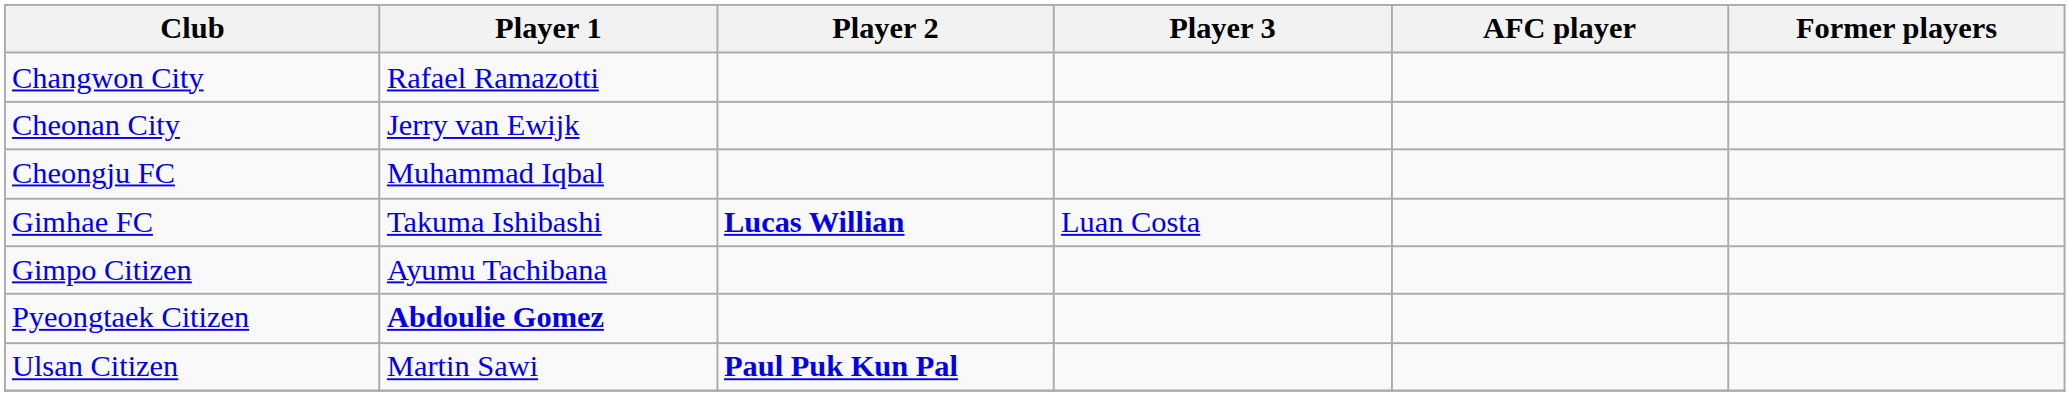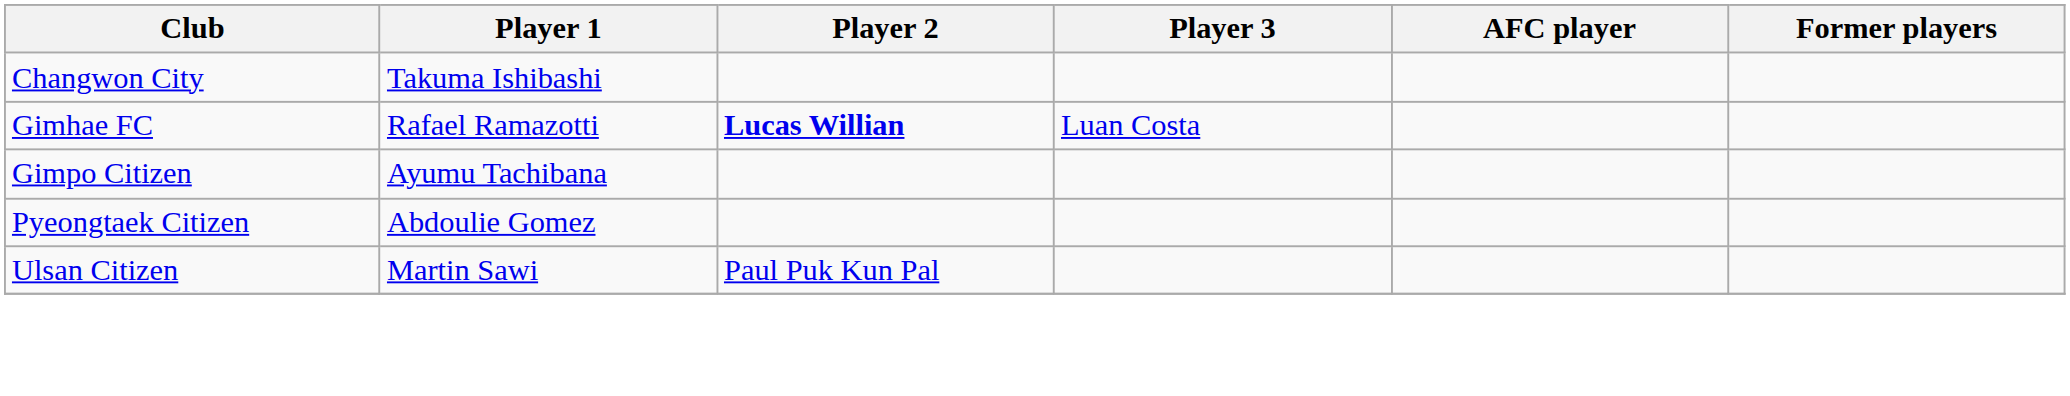(493, 76) Rafael Ramazotti -> (494, 76) Takuma Ishibashi
- row: (96, 125)
- row: (93, 173)
(494, 221) Takuma Ishibashi -> (493, 125) Rafael Ramazotti
(495, 317) bold -> (491, 221) normal
(841, 366) bold -> (832, 269) normal
